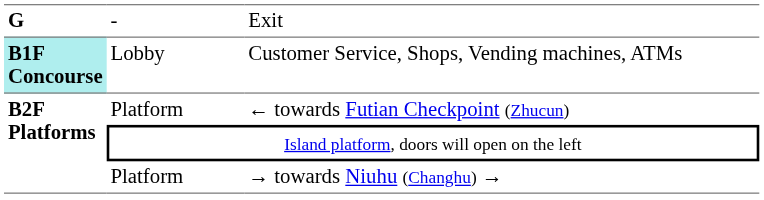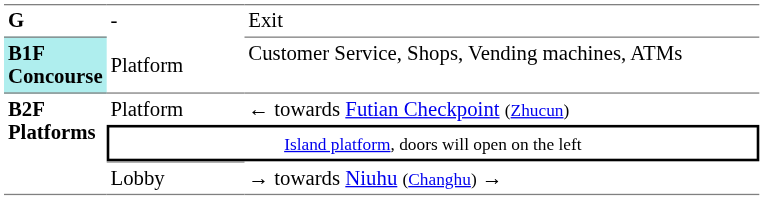(138, 53) Lobby -> (147, 64) Platform
(147, 176) Platform -> (138, 178) Lobby
